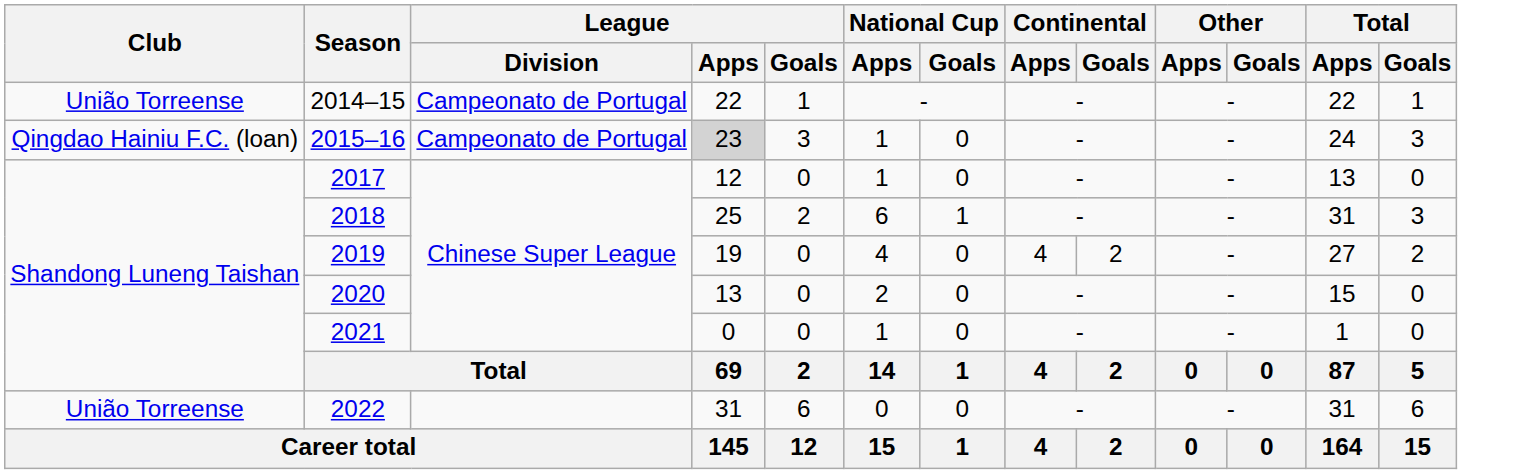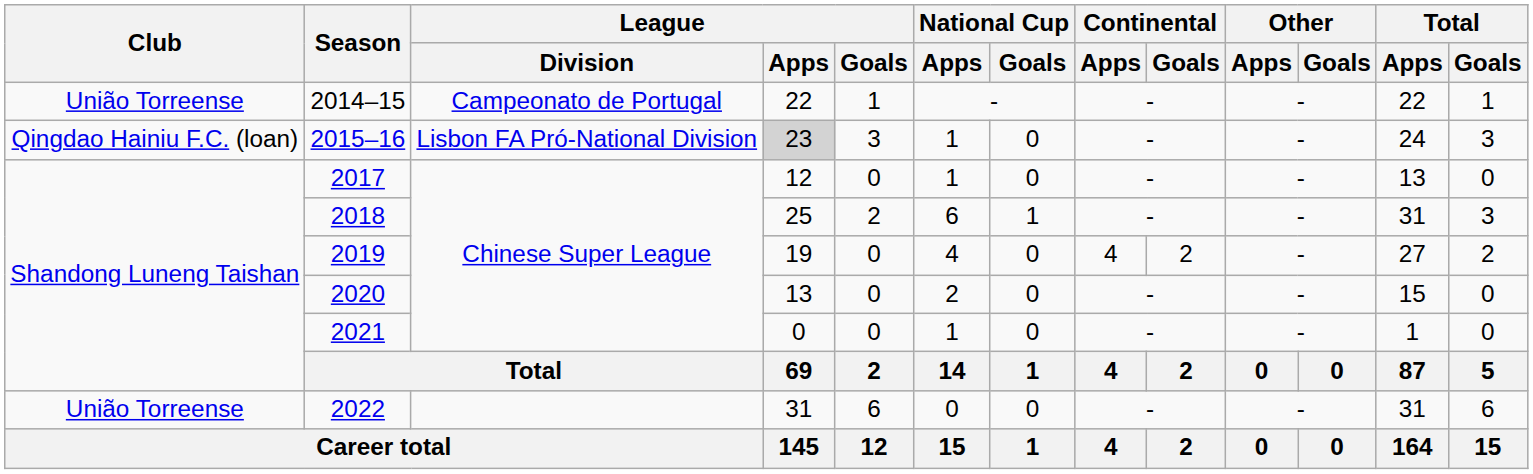(552, 139) Campeonato de Portugal -> (587, 139) Lisbon FA Pró-National Division
